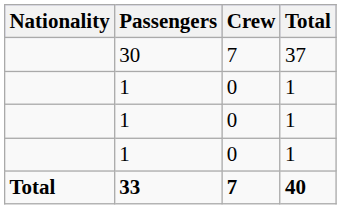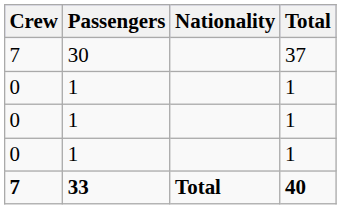columns swapped: (60, 21) <-> (251, 21)
